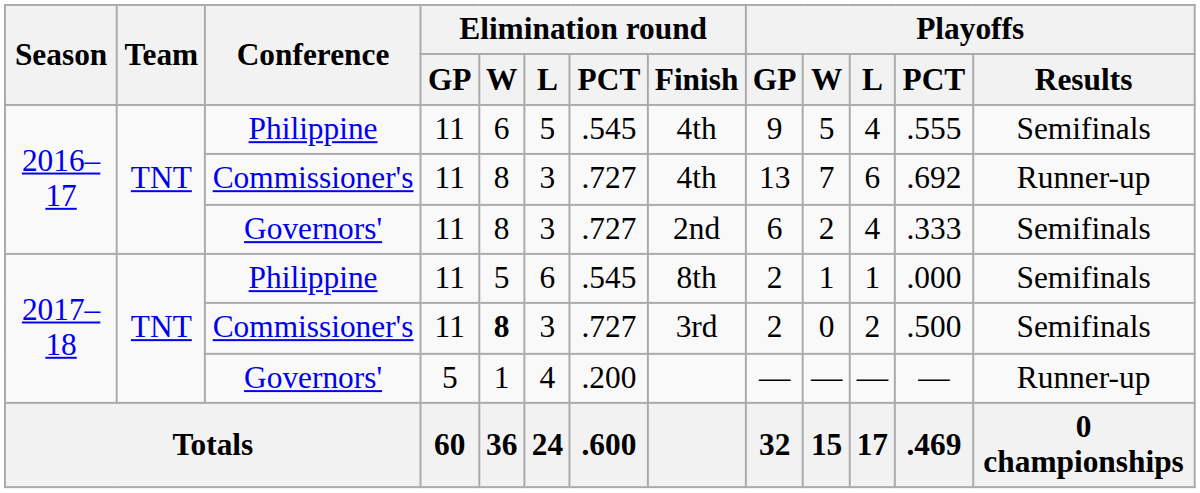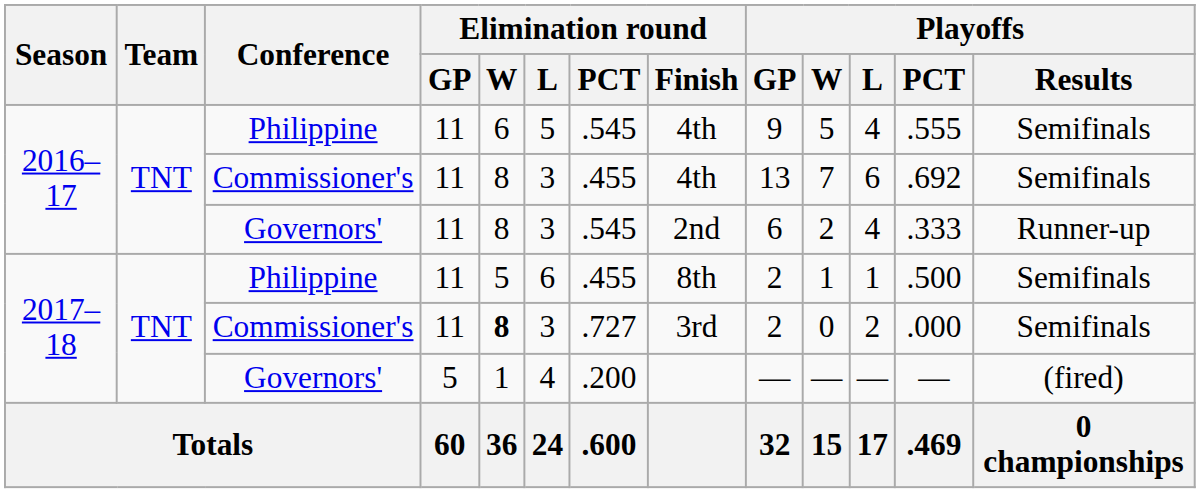(609, 178) .727 -> (609, 178) .455
(1084, 178) Runner-up -> (1084, 178) Semifinals
(609, 228) .727 -> (609, 228) .545
(1084, 228) Semifinals -> (1084, 228) Runner-up
(609, 278) .545 -> (609, 278) .455
(934, 278) .000 -> (934, 278) .500
(934, 327) .500 -> (934, 327) .000
(1084, 377) Runner-up -> (1084, 377) (fired)
